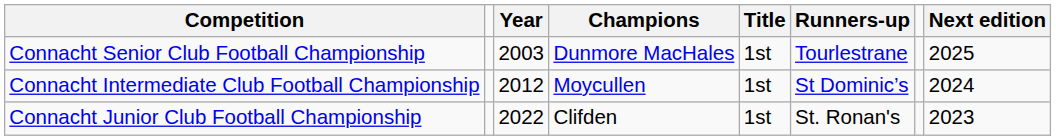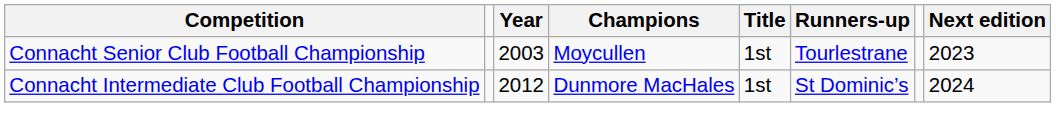(644, 53) Dunmore MacHales -> (600, 53) Moycullen
(952, 53) 2025 -> (952, 53) 2023
(600, 85) Moycullen -> (644, 85) Dunmore MacHales
- row: (215, 118)
